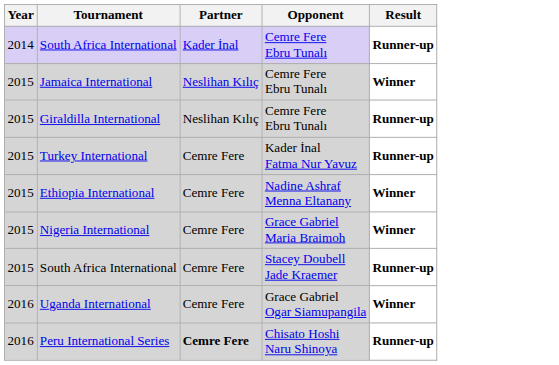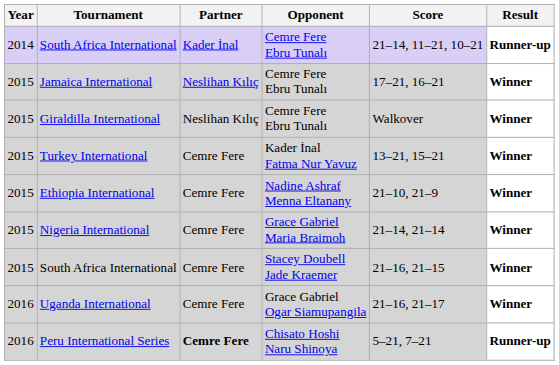+ column: (428, 15)
(403, 119) Runner-up -> (511, 119) Winner
(403, 156) Runner-up -> (511, 156) Winner
(403, 267) Runner-up -> (511, 267) Winner
